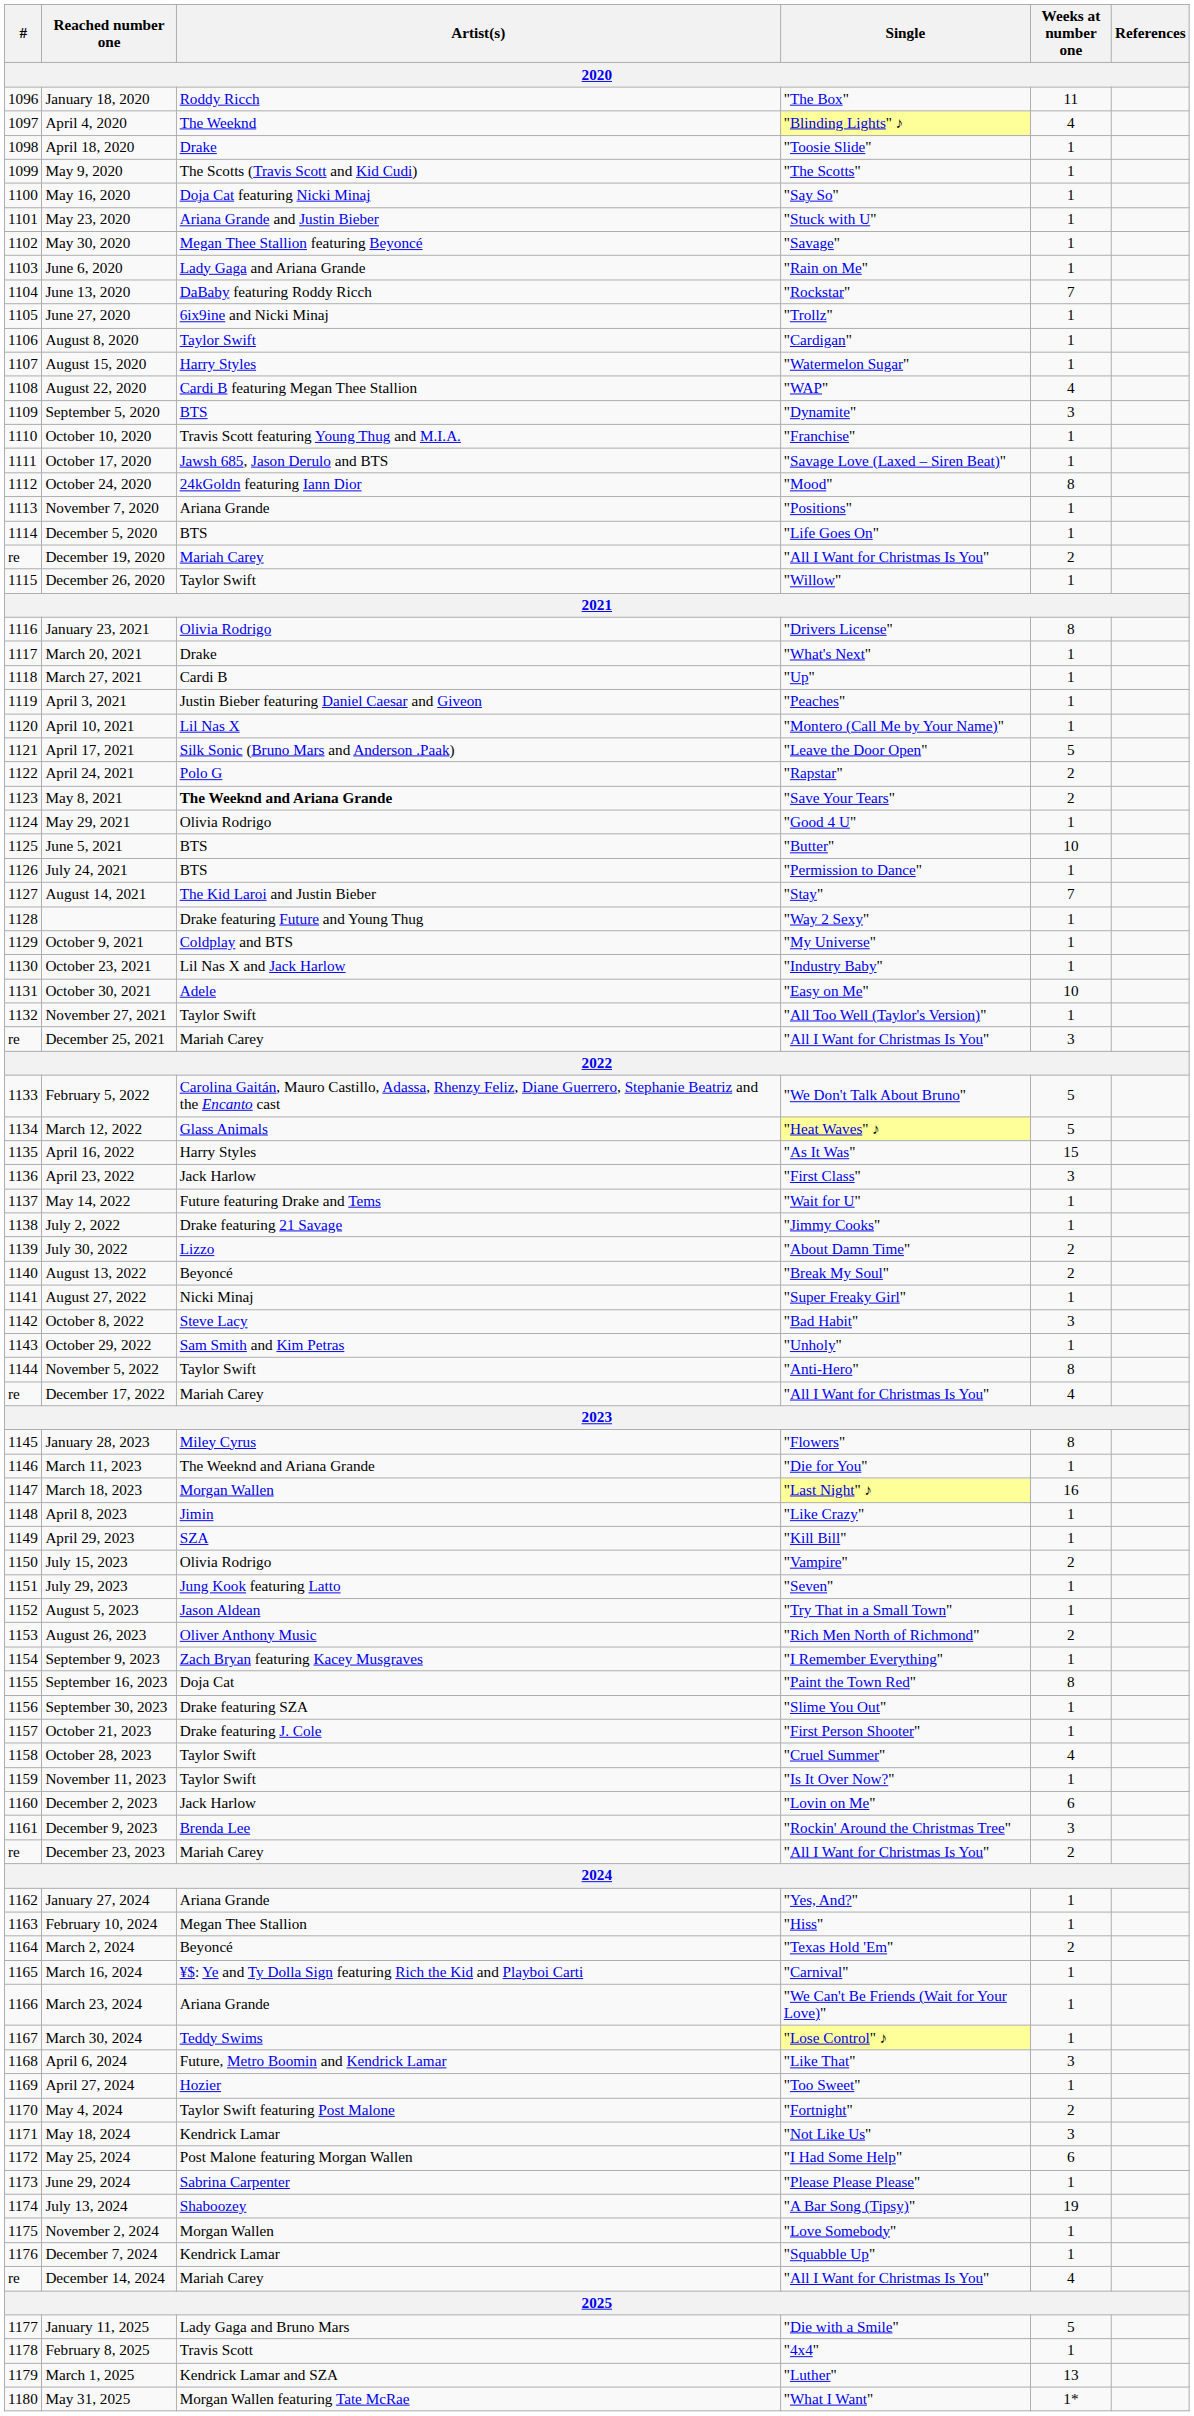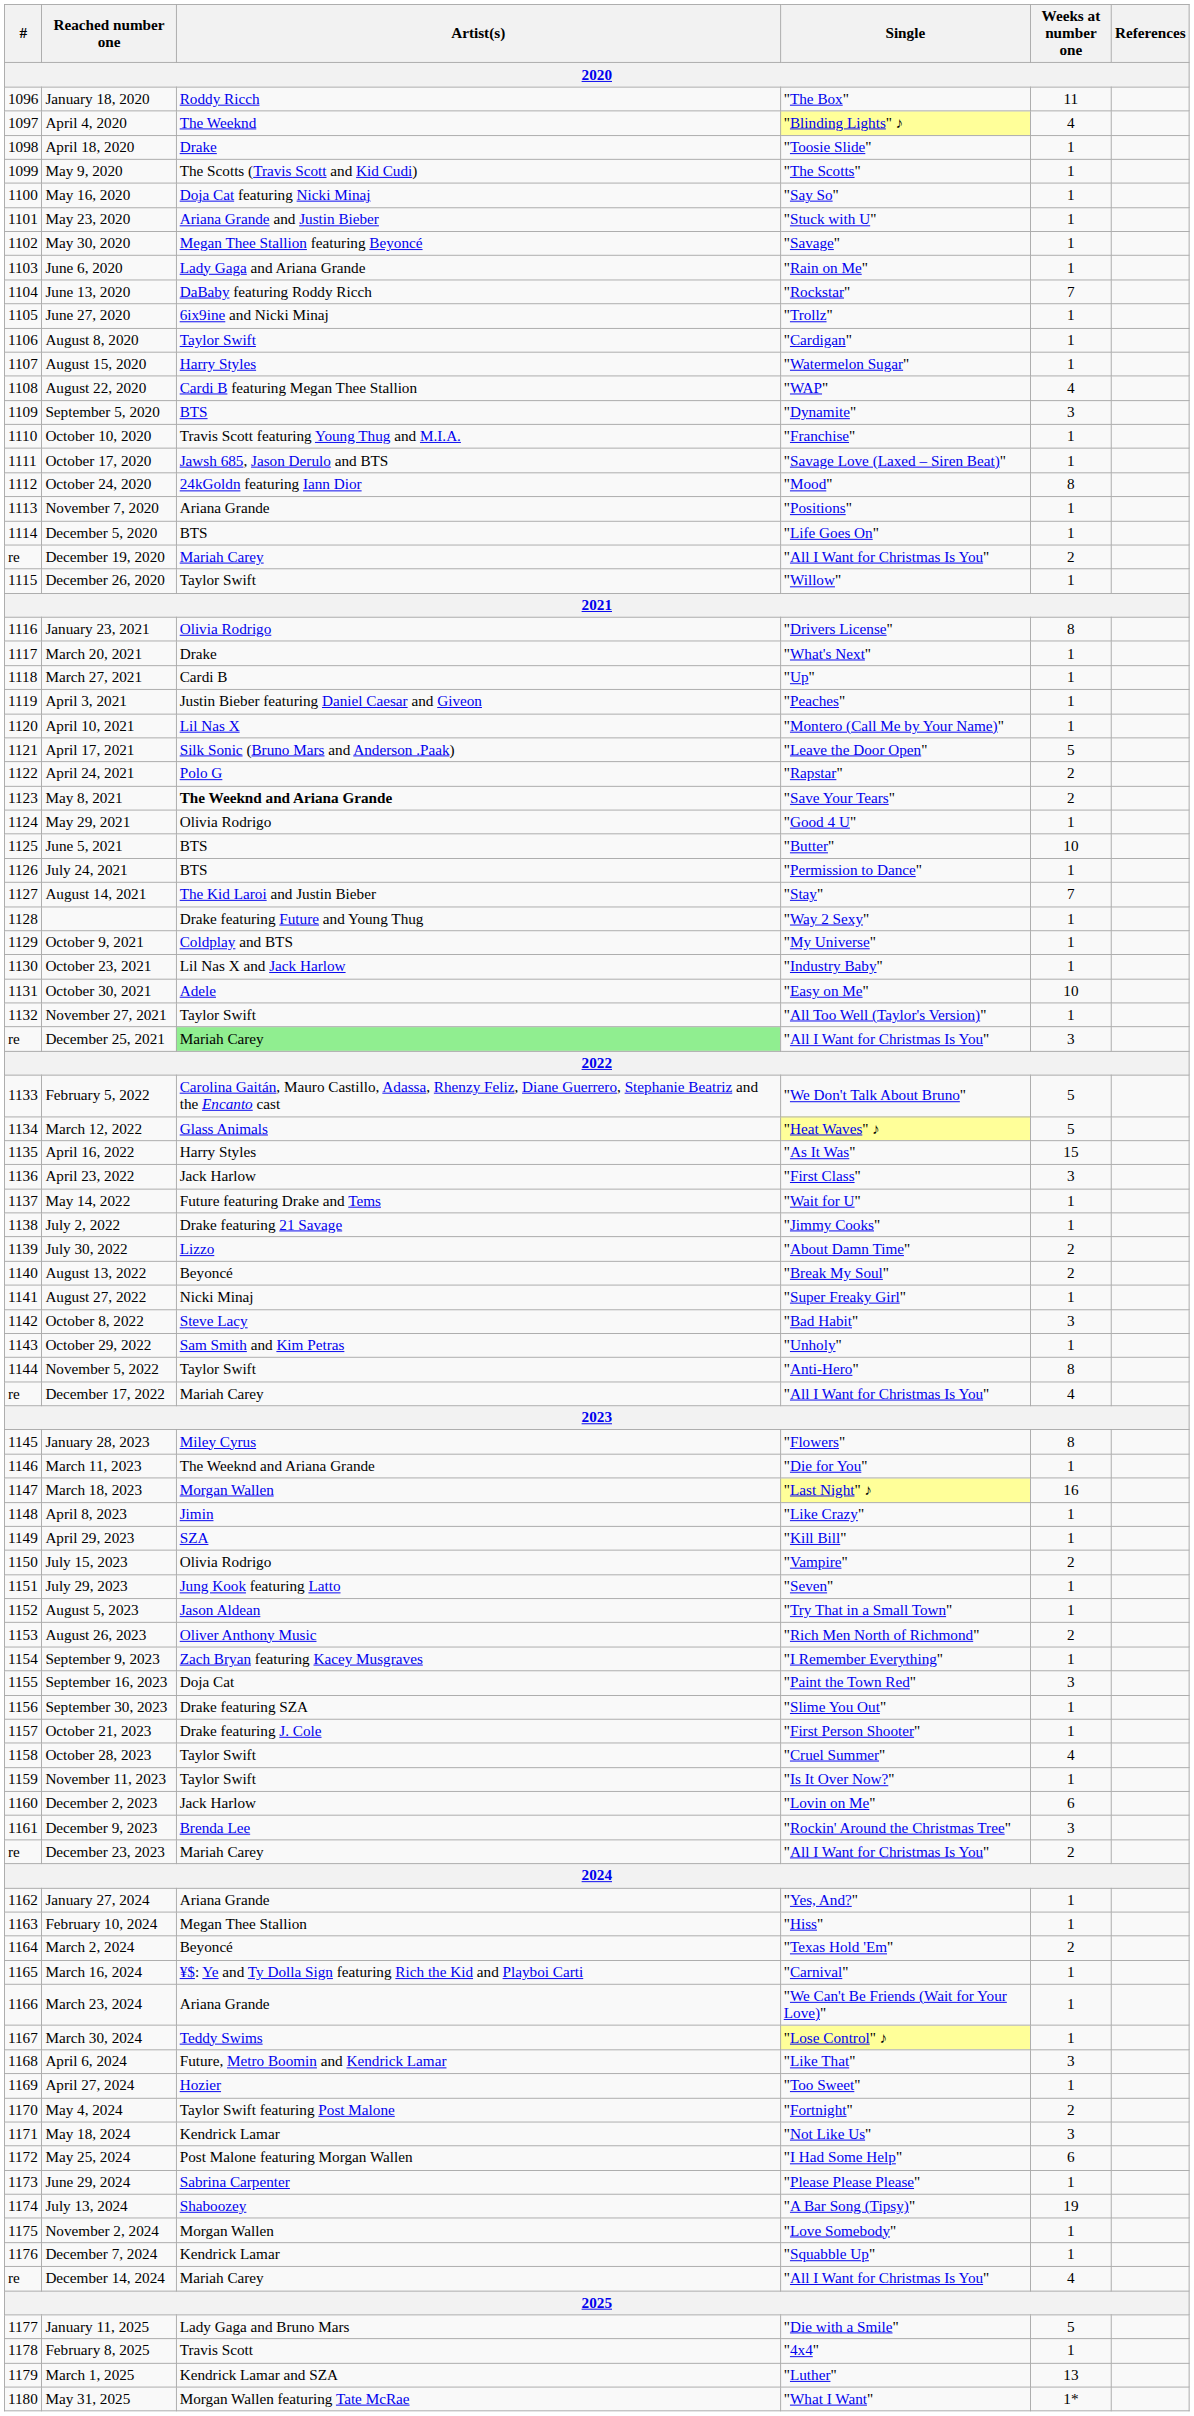(222, 1039) no background -> (222, 1039) lightgreen background
(1071, 1682) 8 -> (1071, 1682) 3
